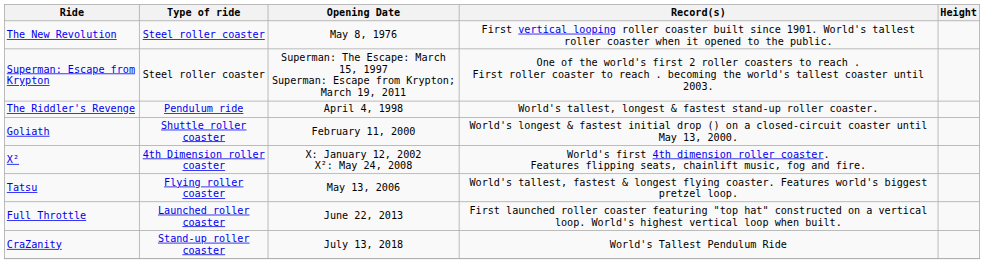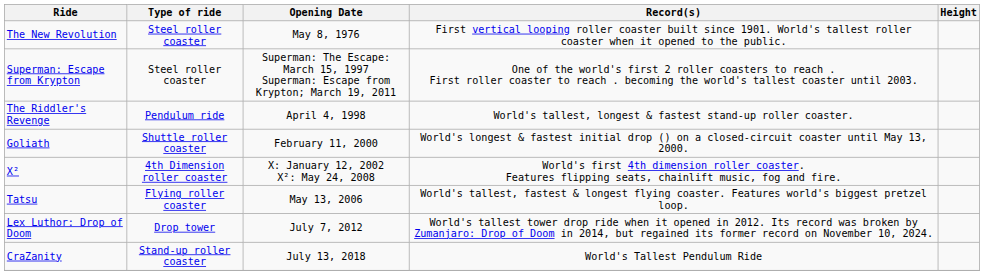+ row: (65, 228)
- row: (46, 216)
